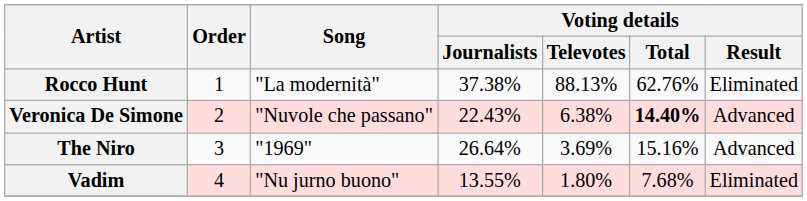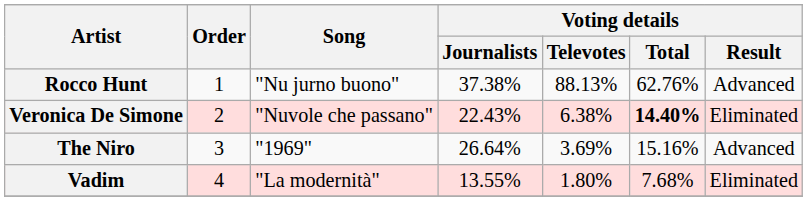(317, 84) "La modernità" -> (327, 84) "Nu jurno buono"
(754, 84) Eliminated -> (754, 84) Advanced
(754, 116) Advanced -> (754, 116) Eliminated
(327, 180) "Nu jurno buono" -> (317, 180) "La modernità"
